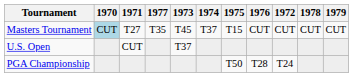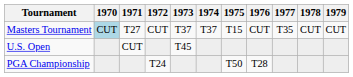columns swapped: (285, 13) <-> (158, 13)
(183, 30) T45 -> (183, 30) T37
(183, 47) T37 -> (183, 47) T45
